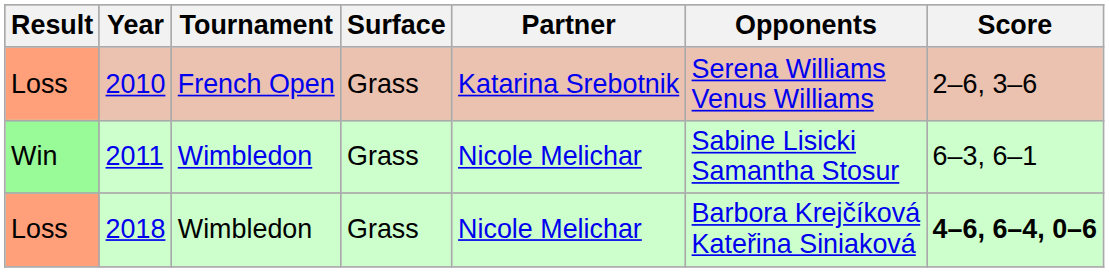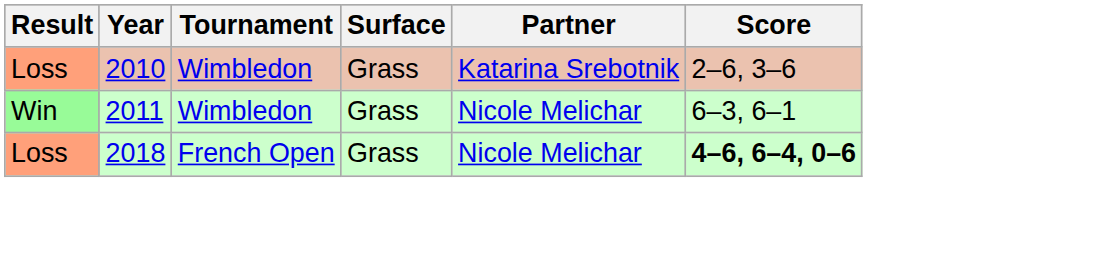- column: (806, 25)
(256, 83) French Open -> (245, 68) Wimbledon
(245, 229) Wimbledon -> (256, 153) French Open
